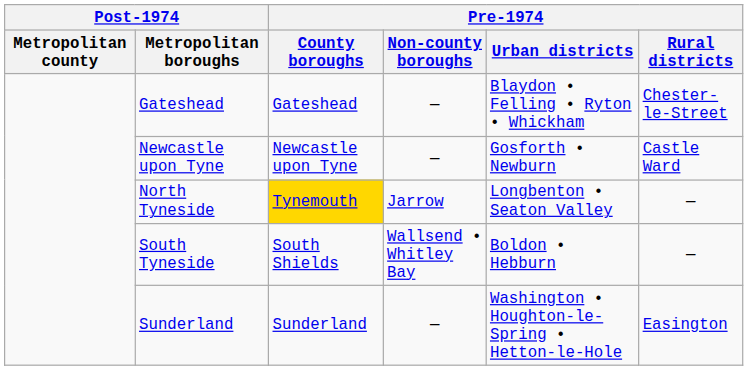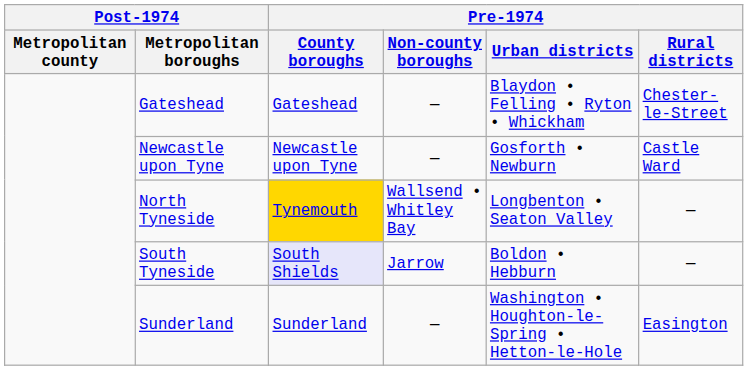(415, 202) Jarrow -> (434, 211) Wallsend • Whitley Bay
(306, 255) no background -> (306, 264) lavender background
(434, 255) Wallsend • Whitley Bay -> (415, 264) Jarrow
